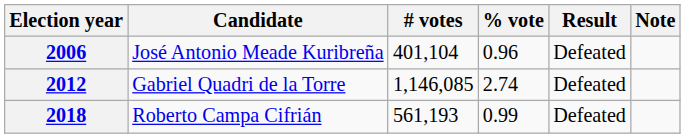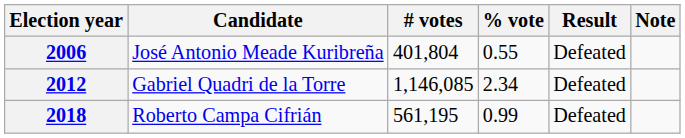(426, 52) 401,104 -> (426, 52) 401,804
(500, 52) 0.96 -> (500, 52) 0.55
(500, 84) 2.74 -> (500, 84) 2.34
(426, 116) 561,193 -> (426, 116) 561,195
